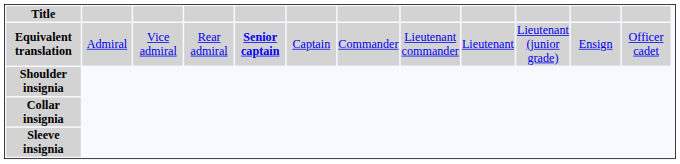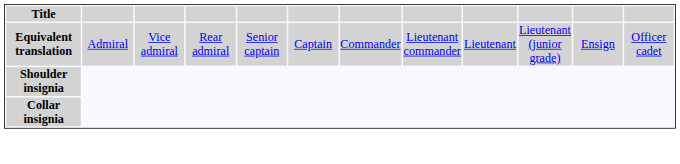(260, 44) bold -> (262, 44) normal
- row: (43, 142)
